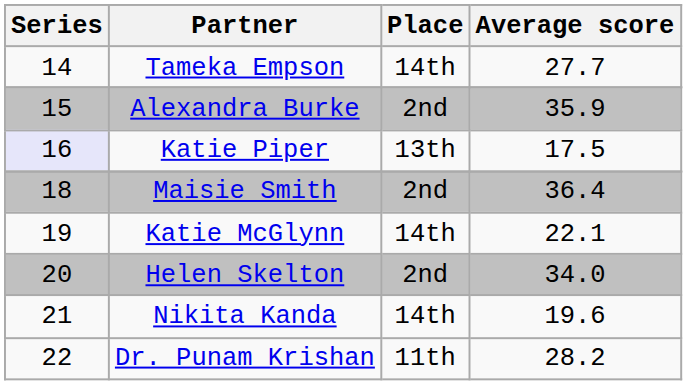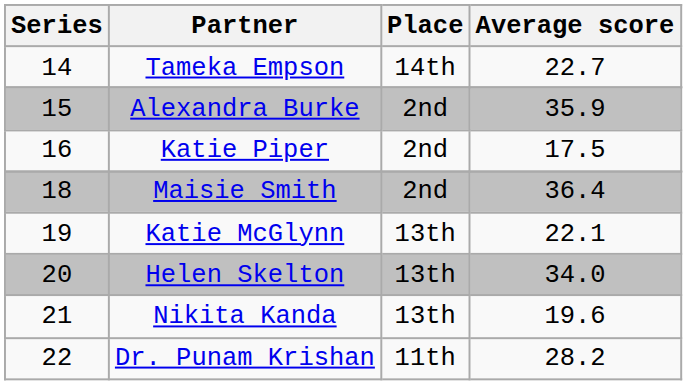(575, 67) 27.7 -> (575, 67) 22.7
(57, 150) lavender background -> (57, 150) no background
(425, 150) 13th -> (425, 150) 2nd
(425, 233) 14th -> (425, 233) 13th
(425, 275) 2nd -> (425, 275) 13th
(425, 316) 14th -> (425, 316) 13th
